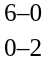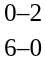rows swapped: (23, 47) <-> (23, 12)
